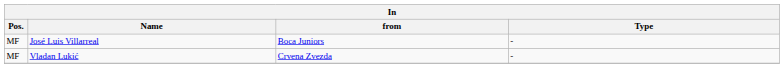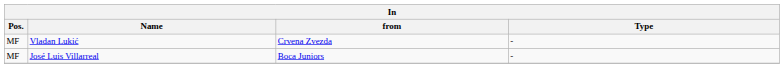rows swapped: (64, 41) <-> (54, 56)
